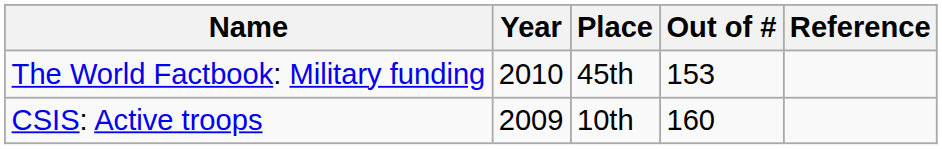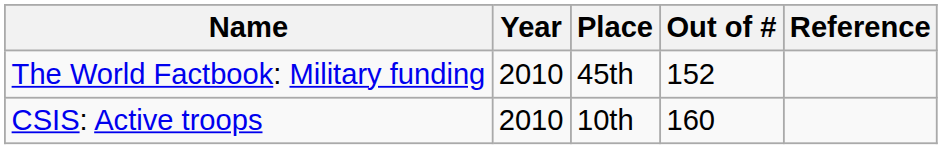(691, 73) 153 -> (691, 73) 152
(531, 119) 2009 -> (531, 119) 2010
